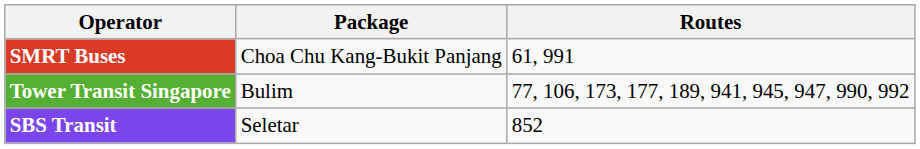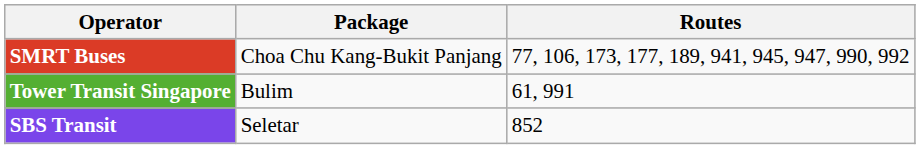(543, 55) 61, 991 -> (711, 55) 77, 106, 173, 177, 189, 941, 945, 947, 990, 992
(711, 90) 77, 106, 173, 177, 189, 941, 945, 947, 990, 992 -> (543, 90) 61, 991
